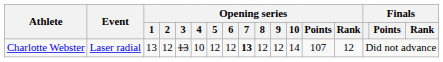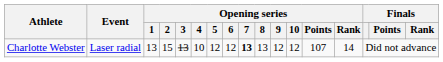(167, 48) 12 -> (167, 48) 15
(262, 48) 12 -> (262, 48) 13
(294, 48) 14 -> (294, 48) 12
(349, 48) 12 -> (349, 48) 14
